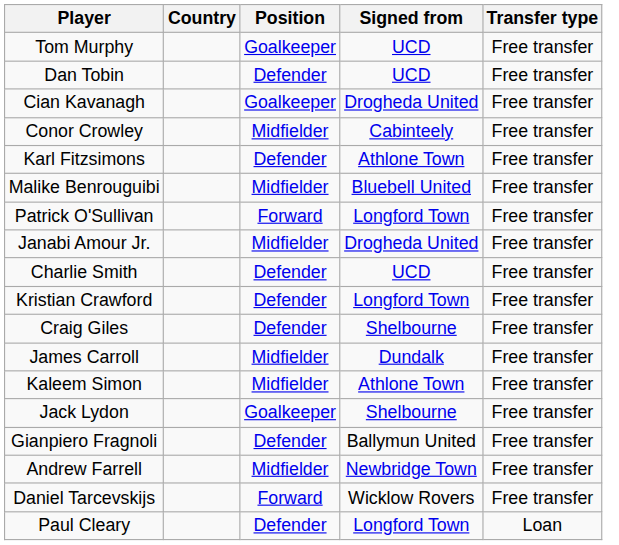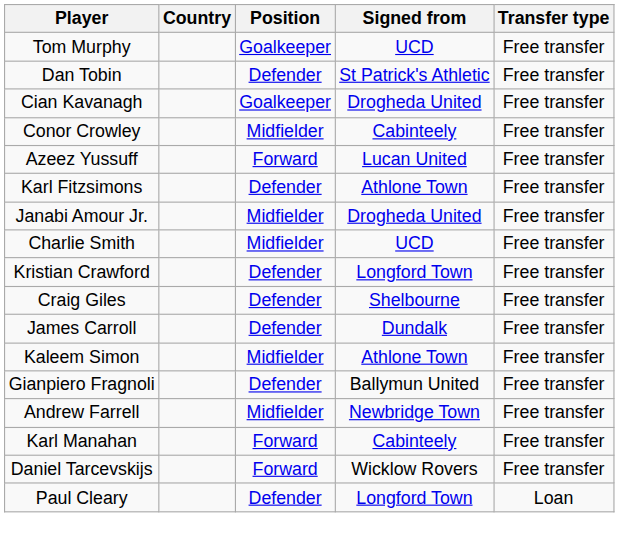(411, 74) UCD -> (414, 74) St Patrick's Athletic
+ row: (82, 159)
- row: (84, 187)
- row: (84, 215)
(290, 272) Defender -> (285, 243) Midfielder
(290, 356) Midfielder -> (285, 328) Defender
- row: (84, 412)
+ row: (82, 441)
